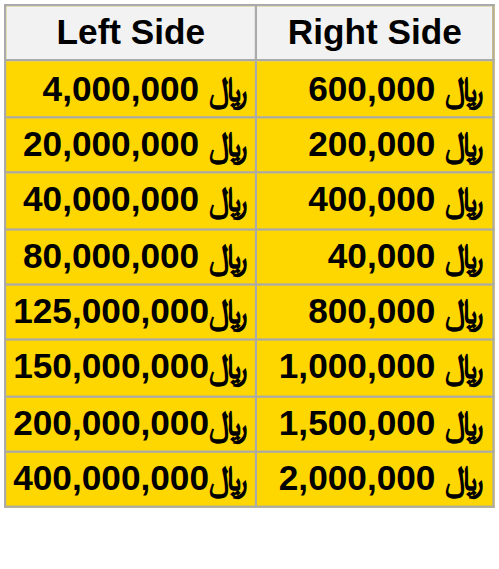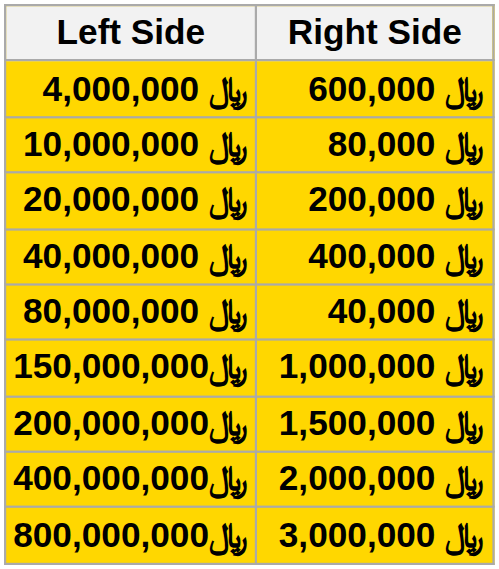+ row: (136, 144)
- row: (131, 311)
+ row: (131, 534)
